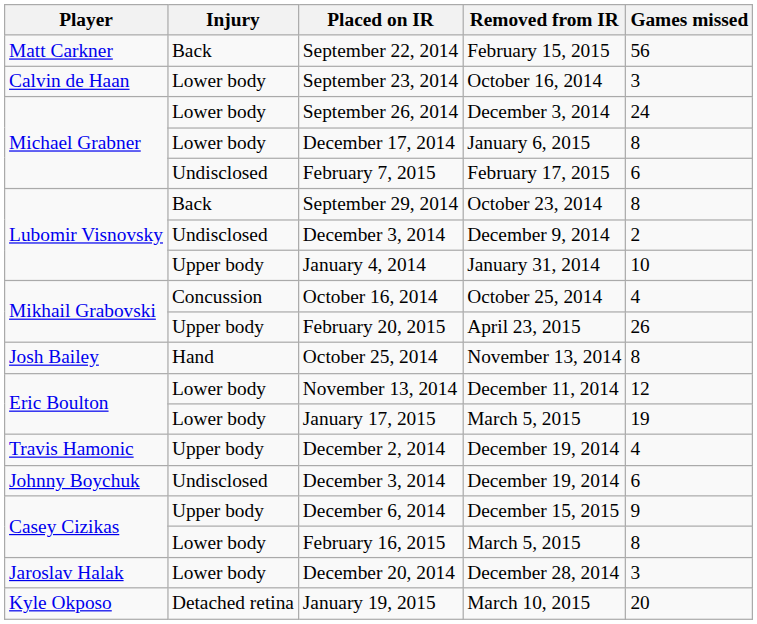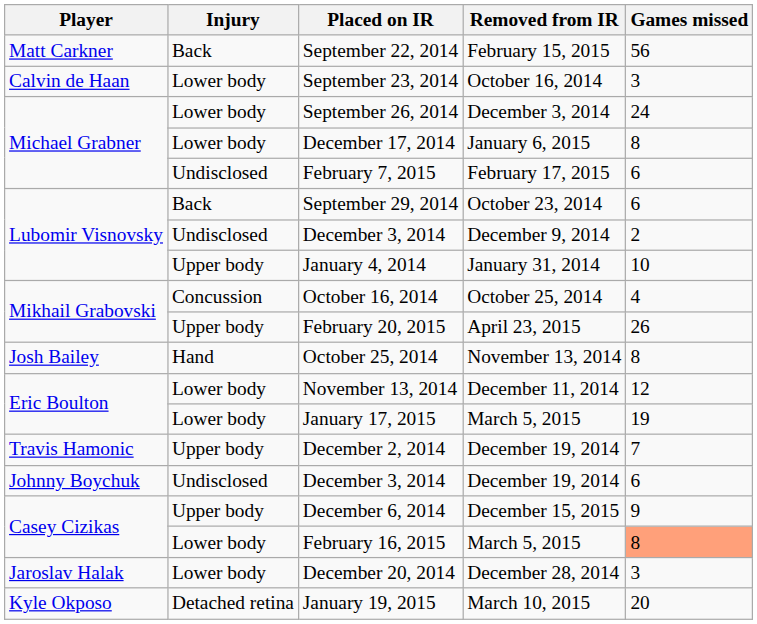(635, 204) 8 -> (635, 204) 6
(635, 449) 4 -> (635, 449) 7
(635, 541) no background -> (635, 541) lightsalmon background
